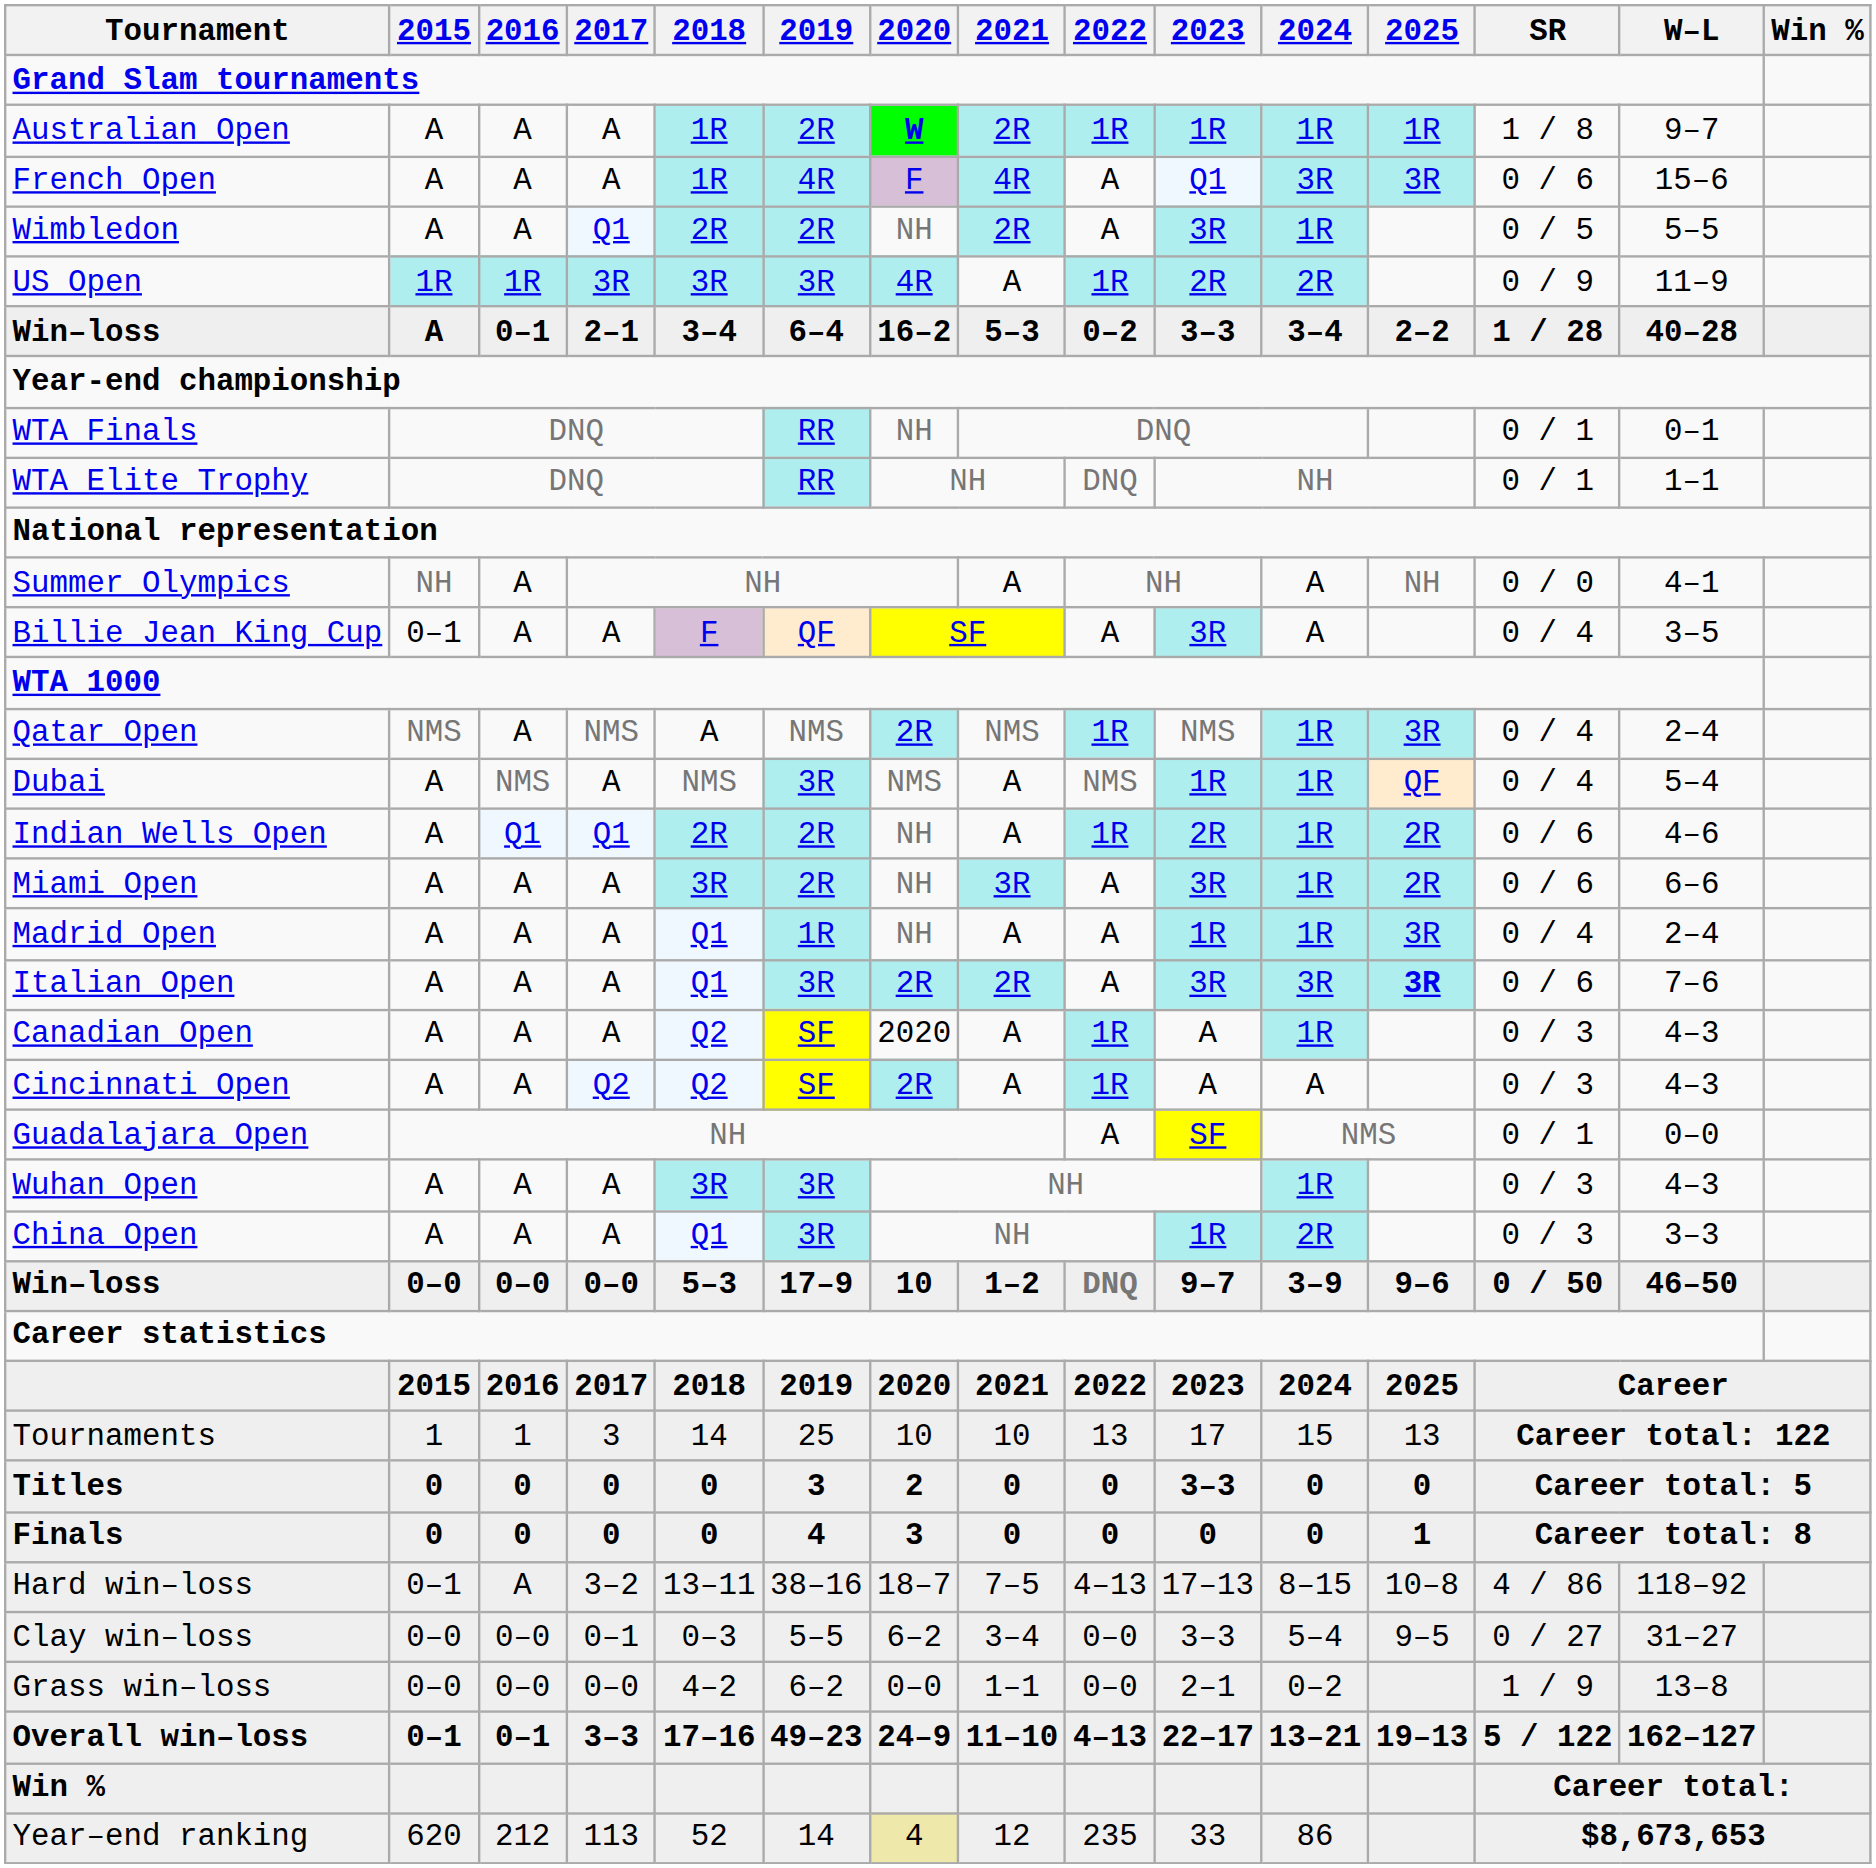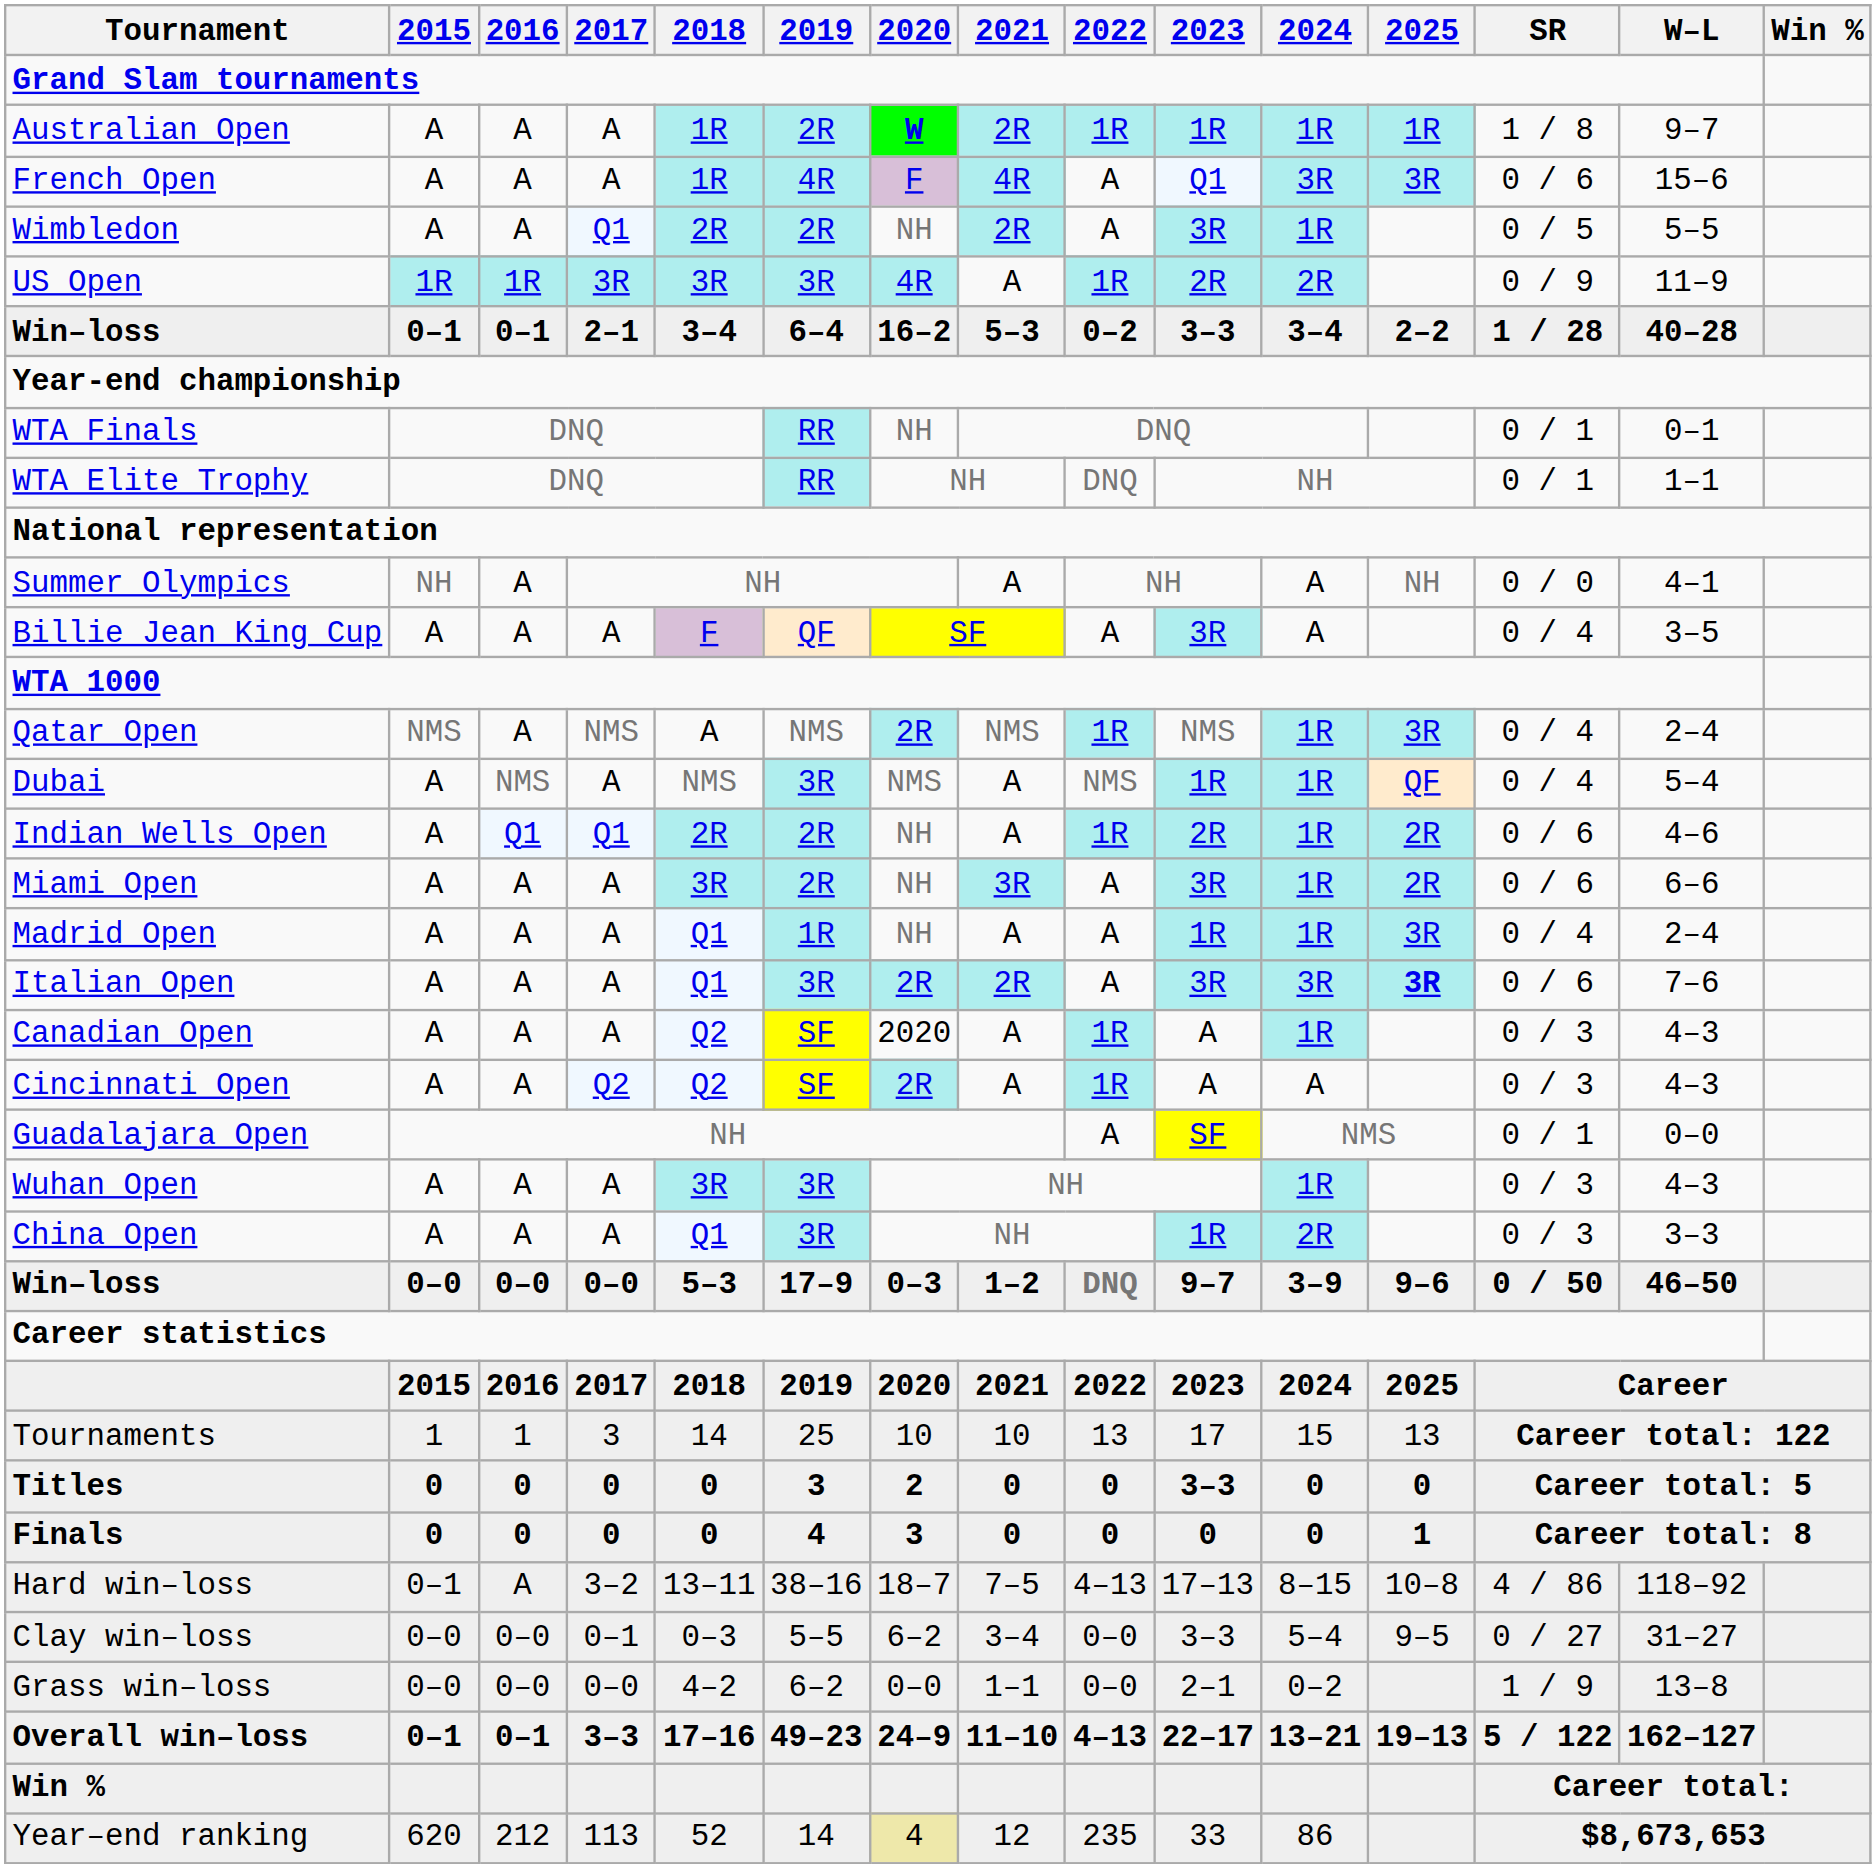(434, 332) A -> (434, 332) 0–1
(434, 633) 0–1 -> (434, 633) A
(914, 1286) 10 -> (914, 1286) 0–3
